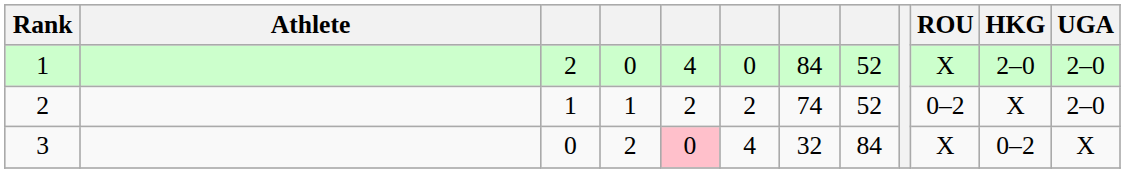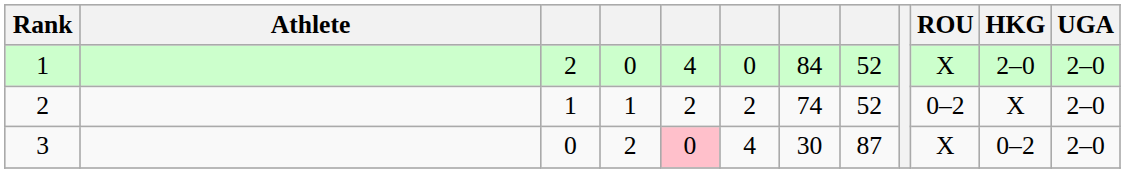(810, 146) 32 -> (810, 146) 30
(869, 146) 84 -> (869, 146) 87
(1086, 146) X -> (1086, 146) 2–0
